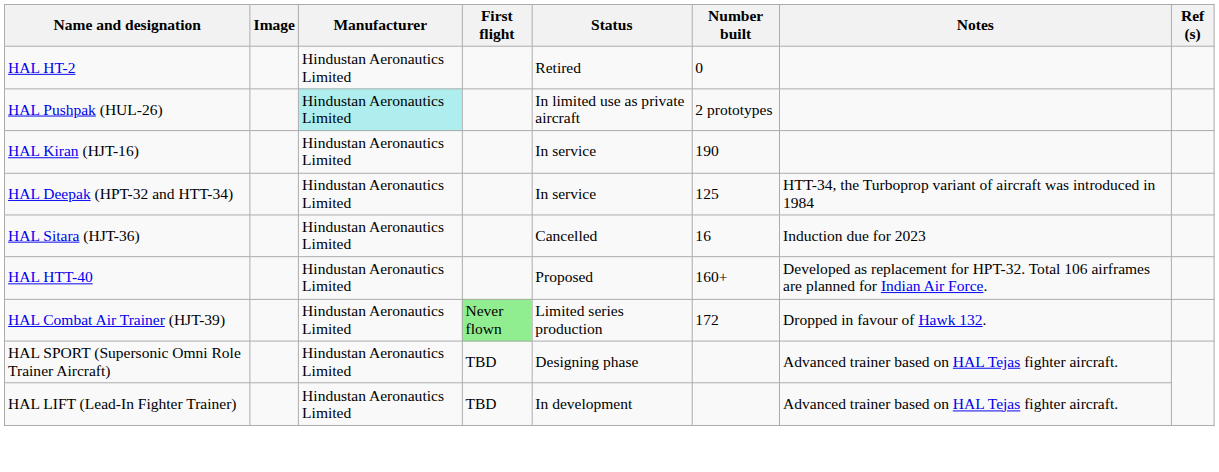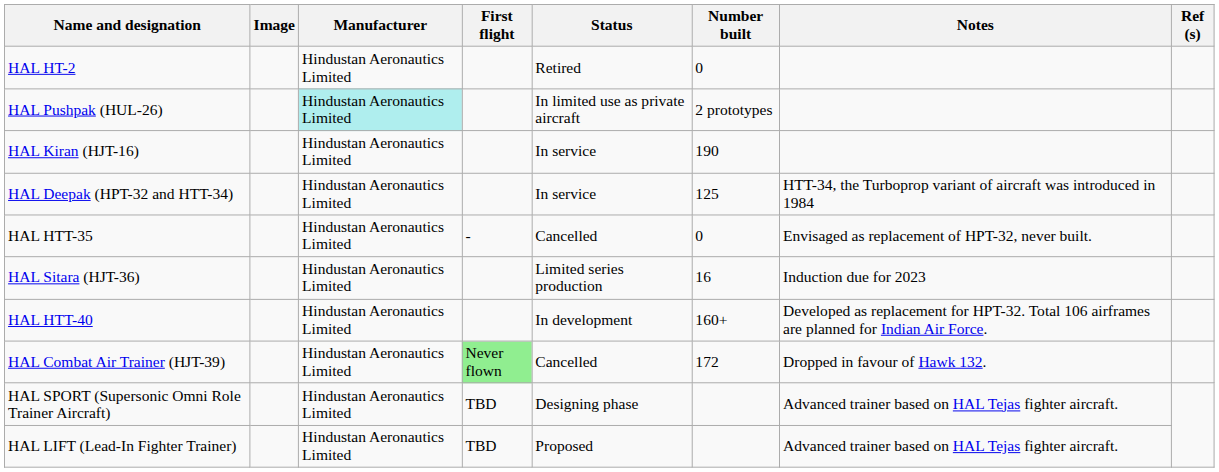+ row: (50, 235)
(566, 235) Cancelled -> (580, 277) Limited series production
(564, 277) Proposed -> (584, 320) In development
(580, 320) Limited series production -> (566, 362) Cancelled
(584, 404) In development -> (564, 446) Proposed
